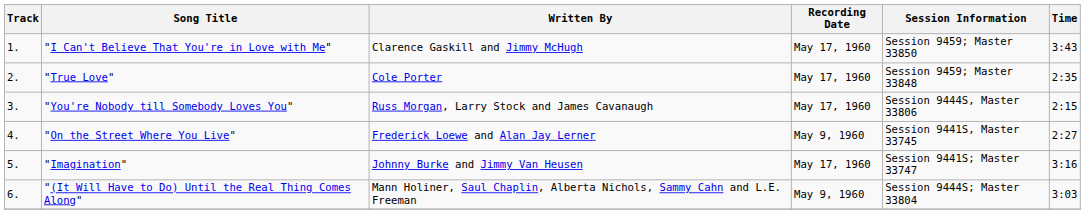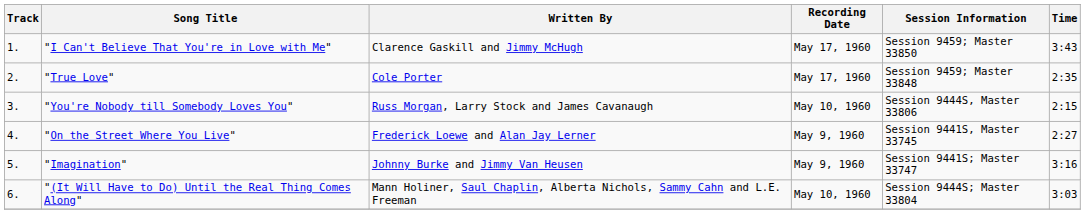(832, 107) May 17, 1960 -> (832, 107) May 10, 1960
(832, 165) May 17, 1960 -> (829, 165) May 9, 1960
(829, 194) May 9, 1960 -> (832, 194) May 10, 1960
